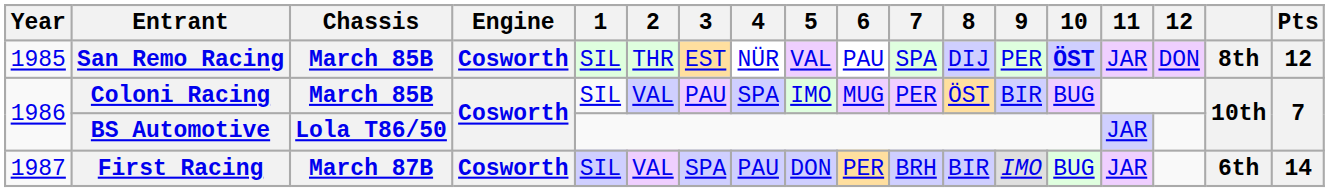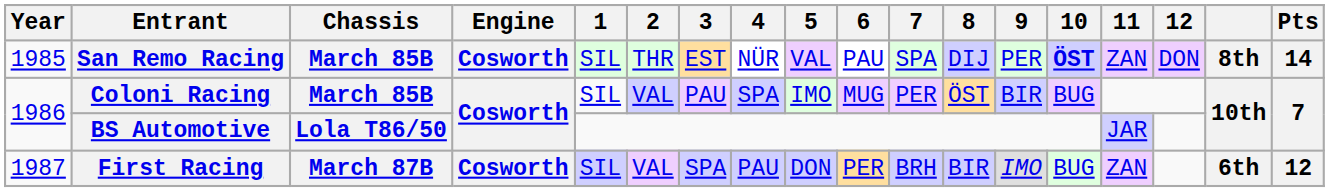(1127, 59) JAR -> (1127, 59) ZAN
(1298, 59) 12 -> (1298, 59) 14
(1127, 168) JAR -> (1127, 168) ZAN
(1298, 168) 14 -> (1298, 168) 12
